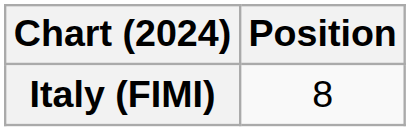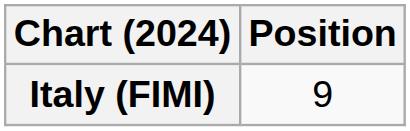(323, 93) 8 -> (323, 93) 9
